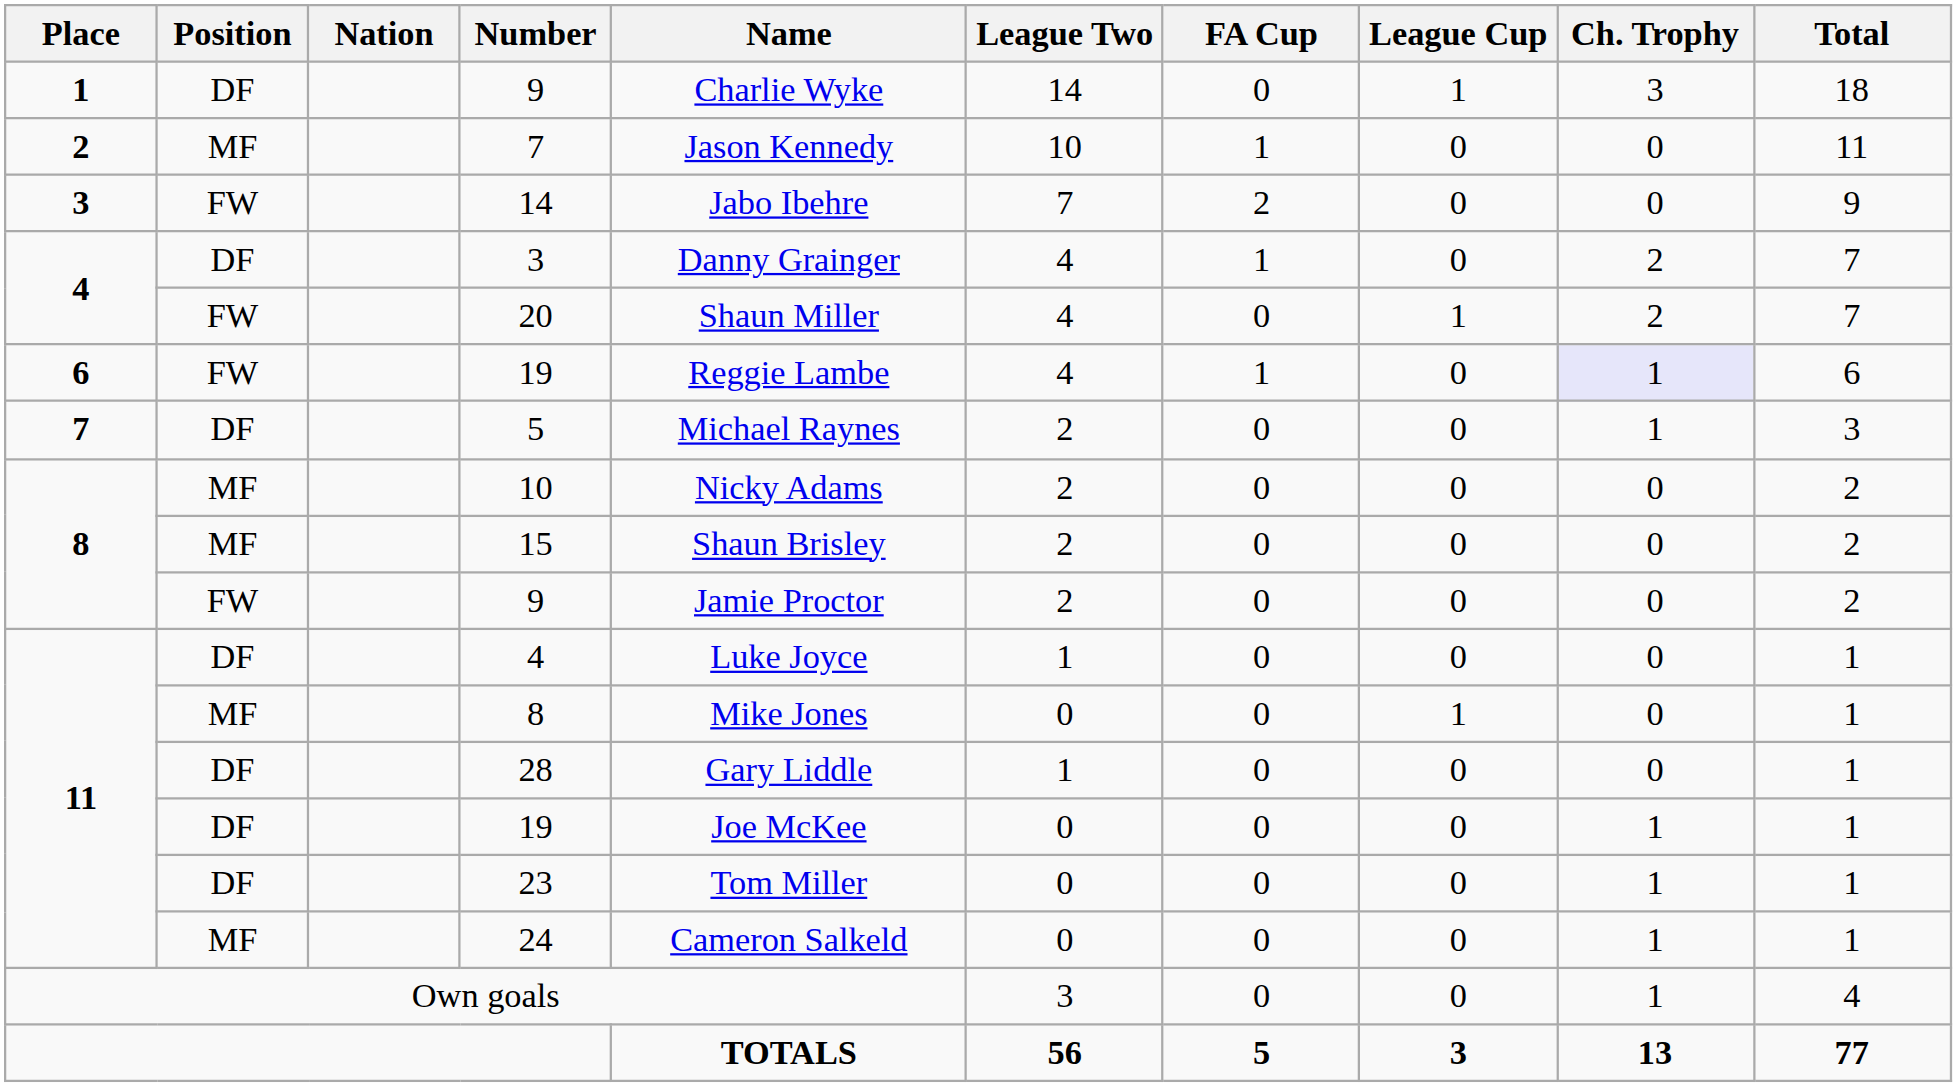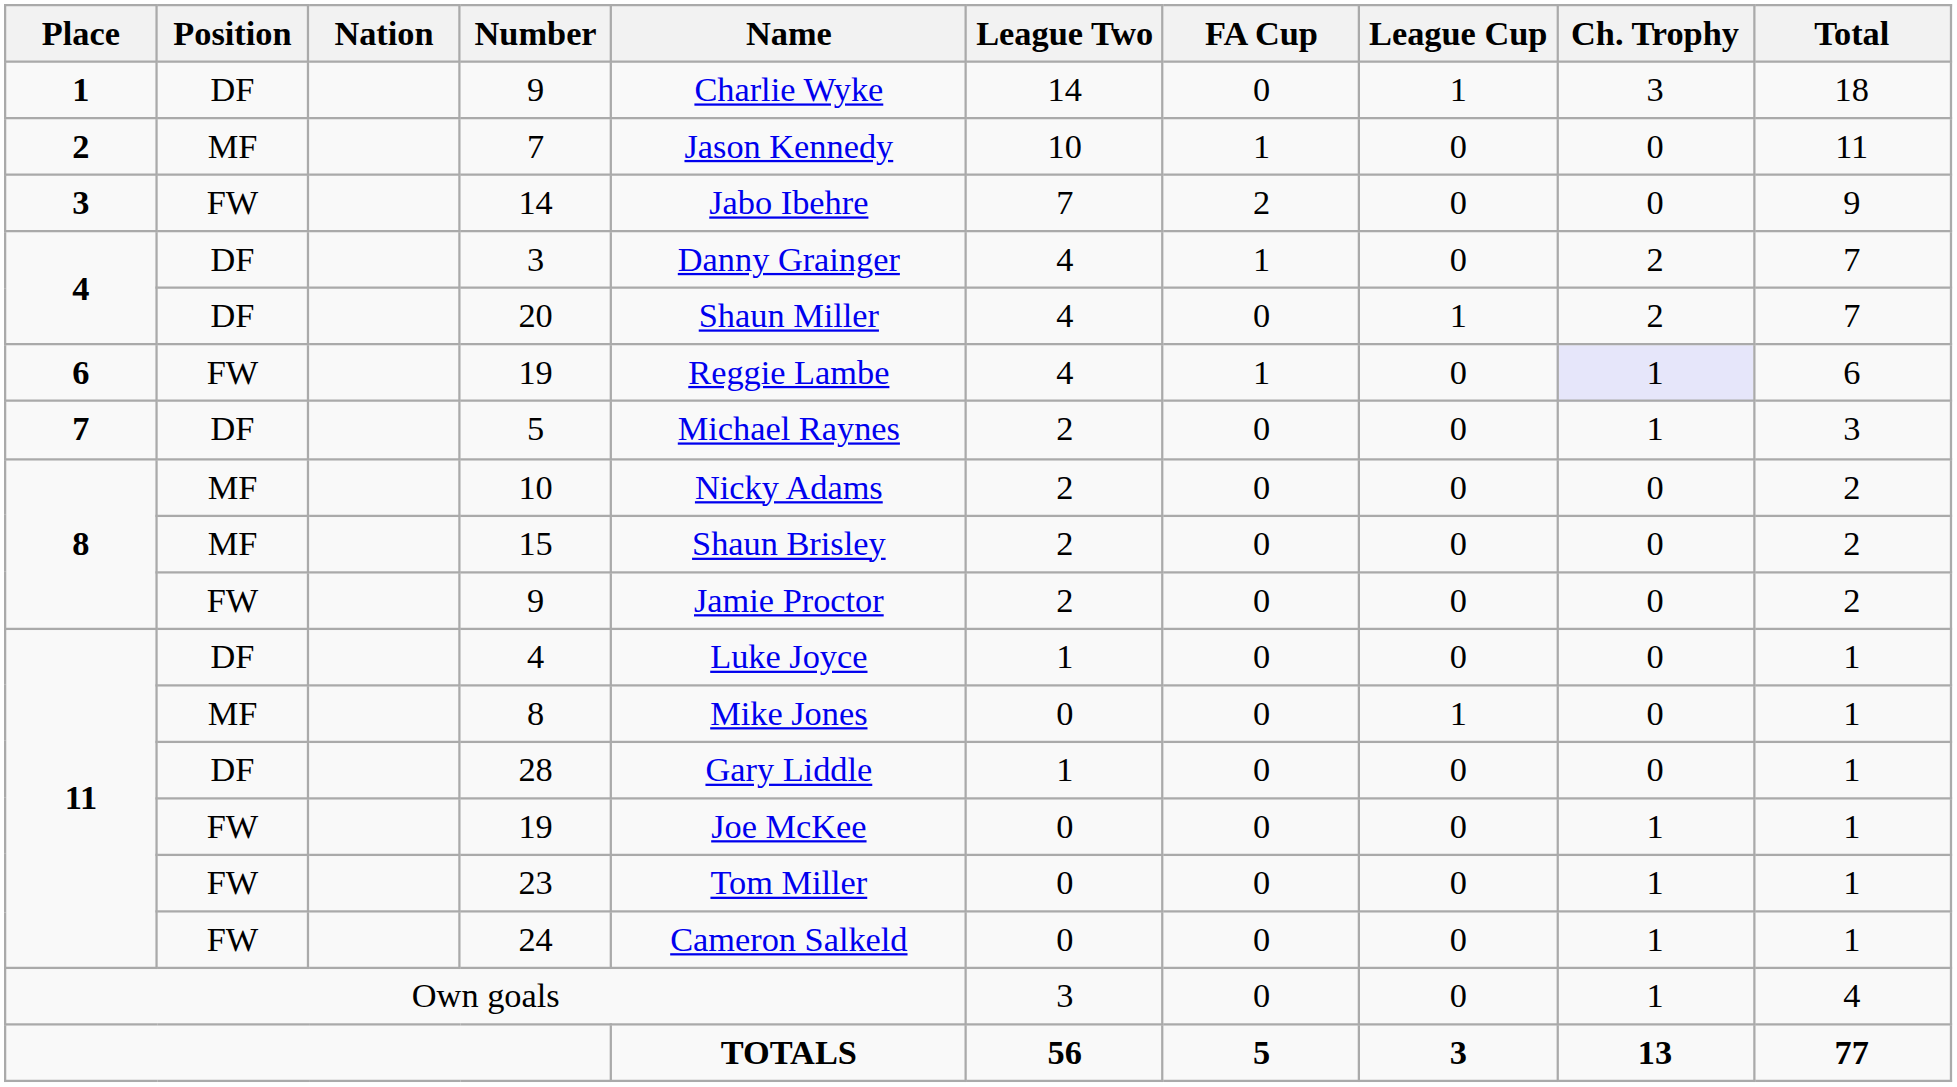(232, 316) FW -> (232, 316) DF
(232, 825) DF -> (232, 825) FW
(232, 882) DF -> (232, 882) FW
(232, 939) MF -> (232, 939) FW
